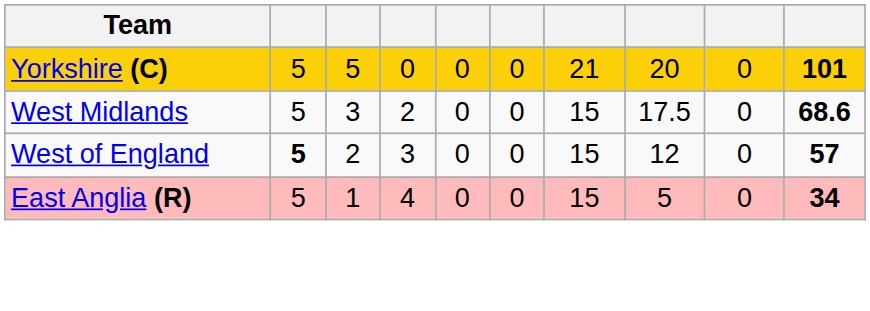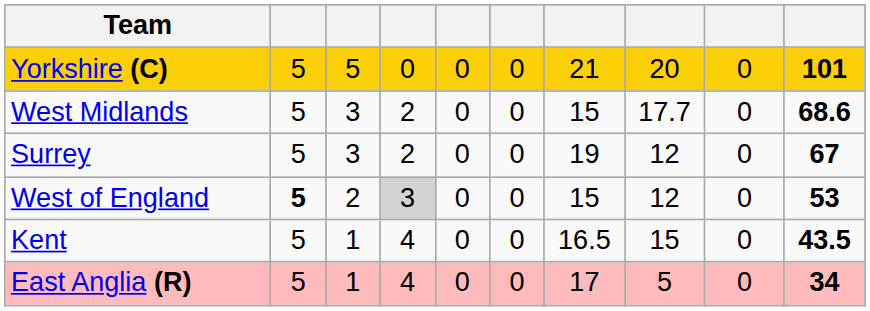(664, 111) 17.5 -> (664, 111) 17.7
+ row: (51, 154)
(408, 154) no background -> (408, 197) lightgrey background
(825, 154) 57 -> (825, 197) 53
+ row: (39, 240)
(584, 197) 15 -> (584, 283) 17
